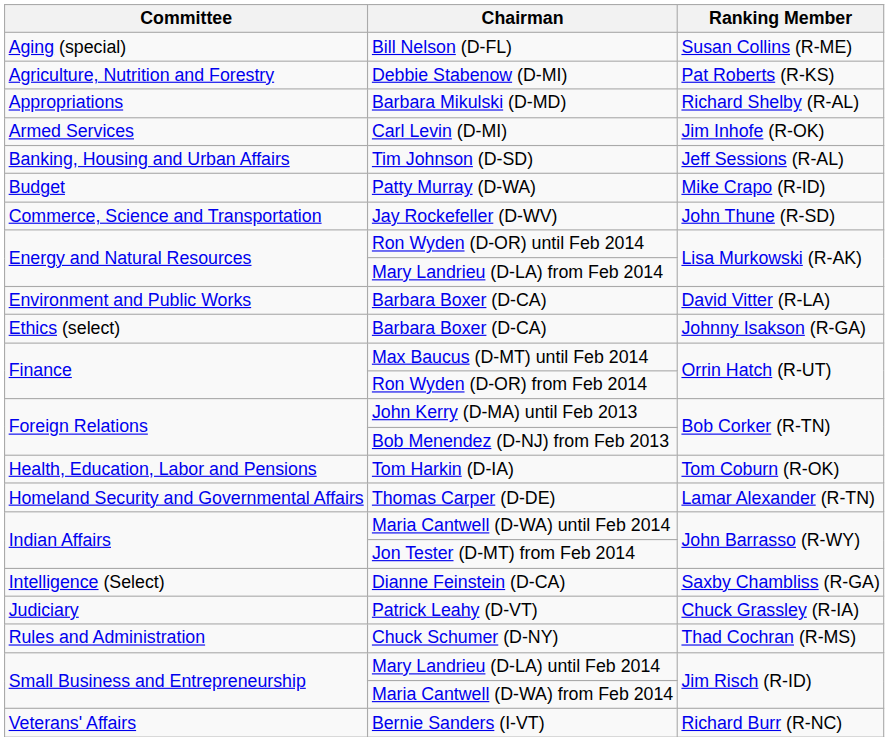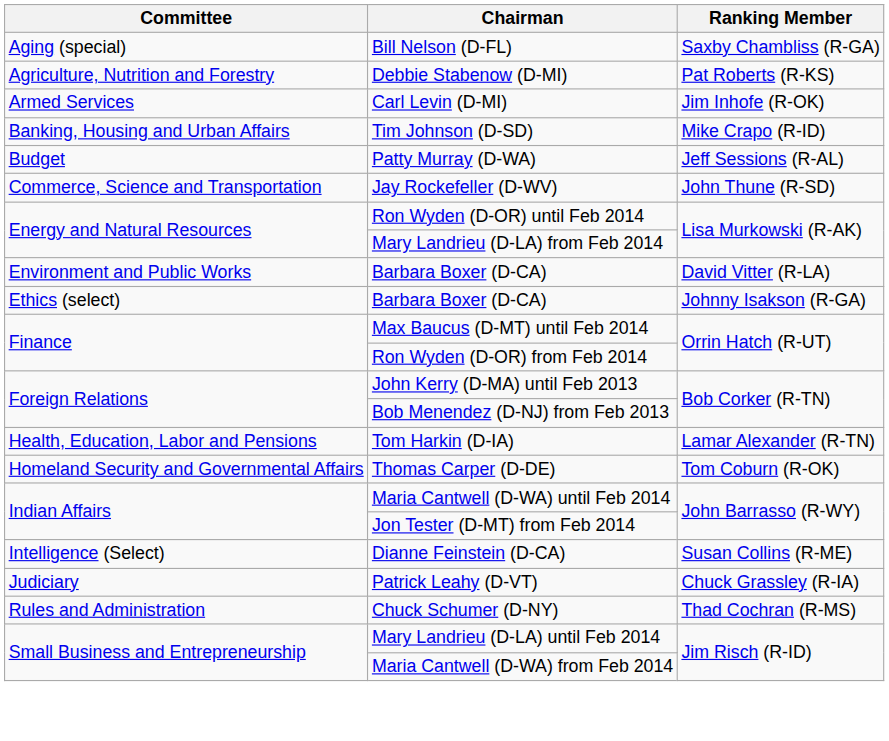(767, 46) Susan Collins (R-ME) -> (781, 46) Saxby Chambliss (R-GA)
- row: (66, 103)
(763, 159) Jeff Sessions (R-AL) -> (753, 131) Mike Crapo (R-ID)
(753, 187) Mike Crapo (R-ID) -> (763, 159) Jeff Sessions (R-AL)
(760, 469) Tom Coburn (R-OK) -> (778, 441) Lamar Alexander (R-TN)
(778, 497) Lamar Alexander (R-TN) -> (760, 469) Tom Coburn (R-OK)
(781, 581) Saxby Chambliss (R-GA) -> (767, 553) Susan Collins (R-ME)
- row: (72, 722)
